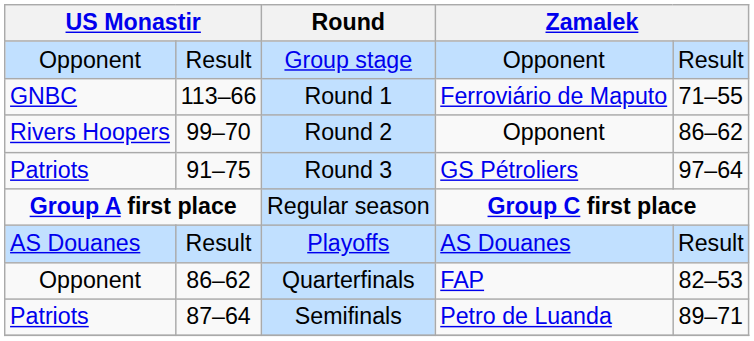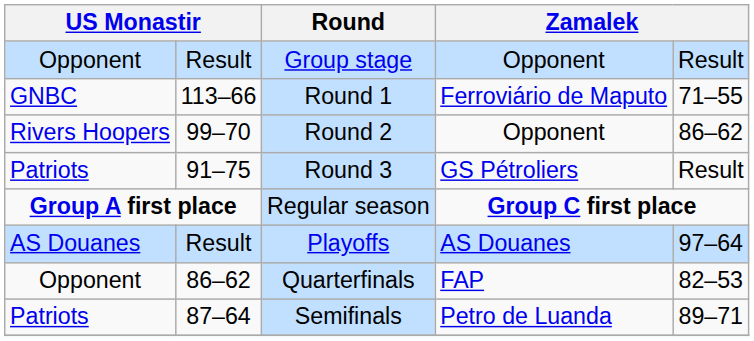(711, 170) 97–64 -> (711, 170) Result
(711, 243) Result -> (711, 243) 97–64
